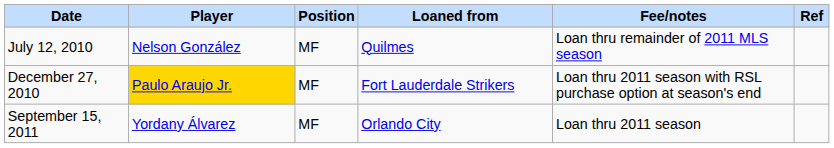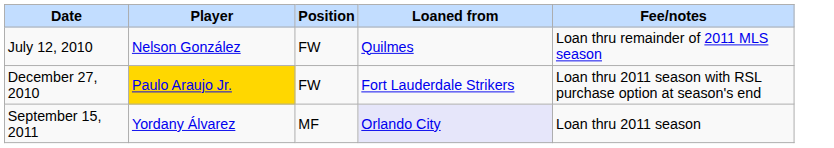- column: (812, 16)
(309, 47) MF -> (309, 47) FW
(309, 85) MF -> (309, 85) FW
(401, 124) no background -> (401, 124) lavender background
